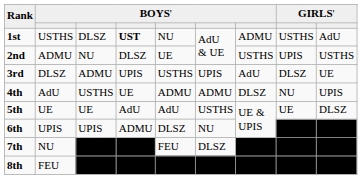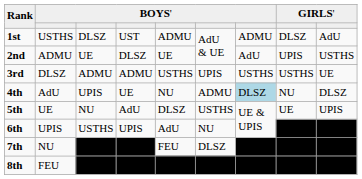(129, 37) bold -> (129, 37) normal
(166, 37) NU -> (175, 37) ADMU
(296, 37) USTHS -> (293, 37) DLSZ
(86, 55) NU -> (86, 55) UE
(256, 55) USTHS -> (249, 55) AdU
(131, 74) UPIS -> (136, 74) ADMU
(249, 74) AdU -> (256, 74) USTHS
(293, 74) DLSZ -> (296, 74) USTHS
(96, 92) USTHS -> (90, 92) UPIS
(175, 92) ADMU -> (166, 92) NU
(252, 92) no background -> (252, 92) lightblue background
(331, 92) UPIS -> (333, 92) DLSZ
(86, 110) UE -> (86, 110) NU
(169, 110) AdU -> (172, 110) DLSZ
(333, 110) DLSZ -> (331, 110) UPIS
(90, 128) UPIS -> (96, 128) USTHS
(136, 128) ADMU -> (131, 128) UPIS
(172, 128) DLSZ -> (169, 128) AdU
